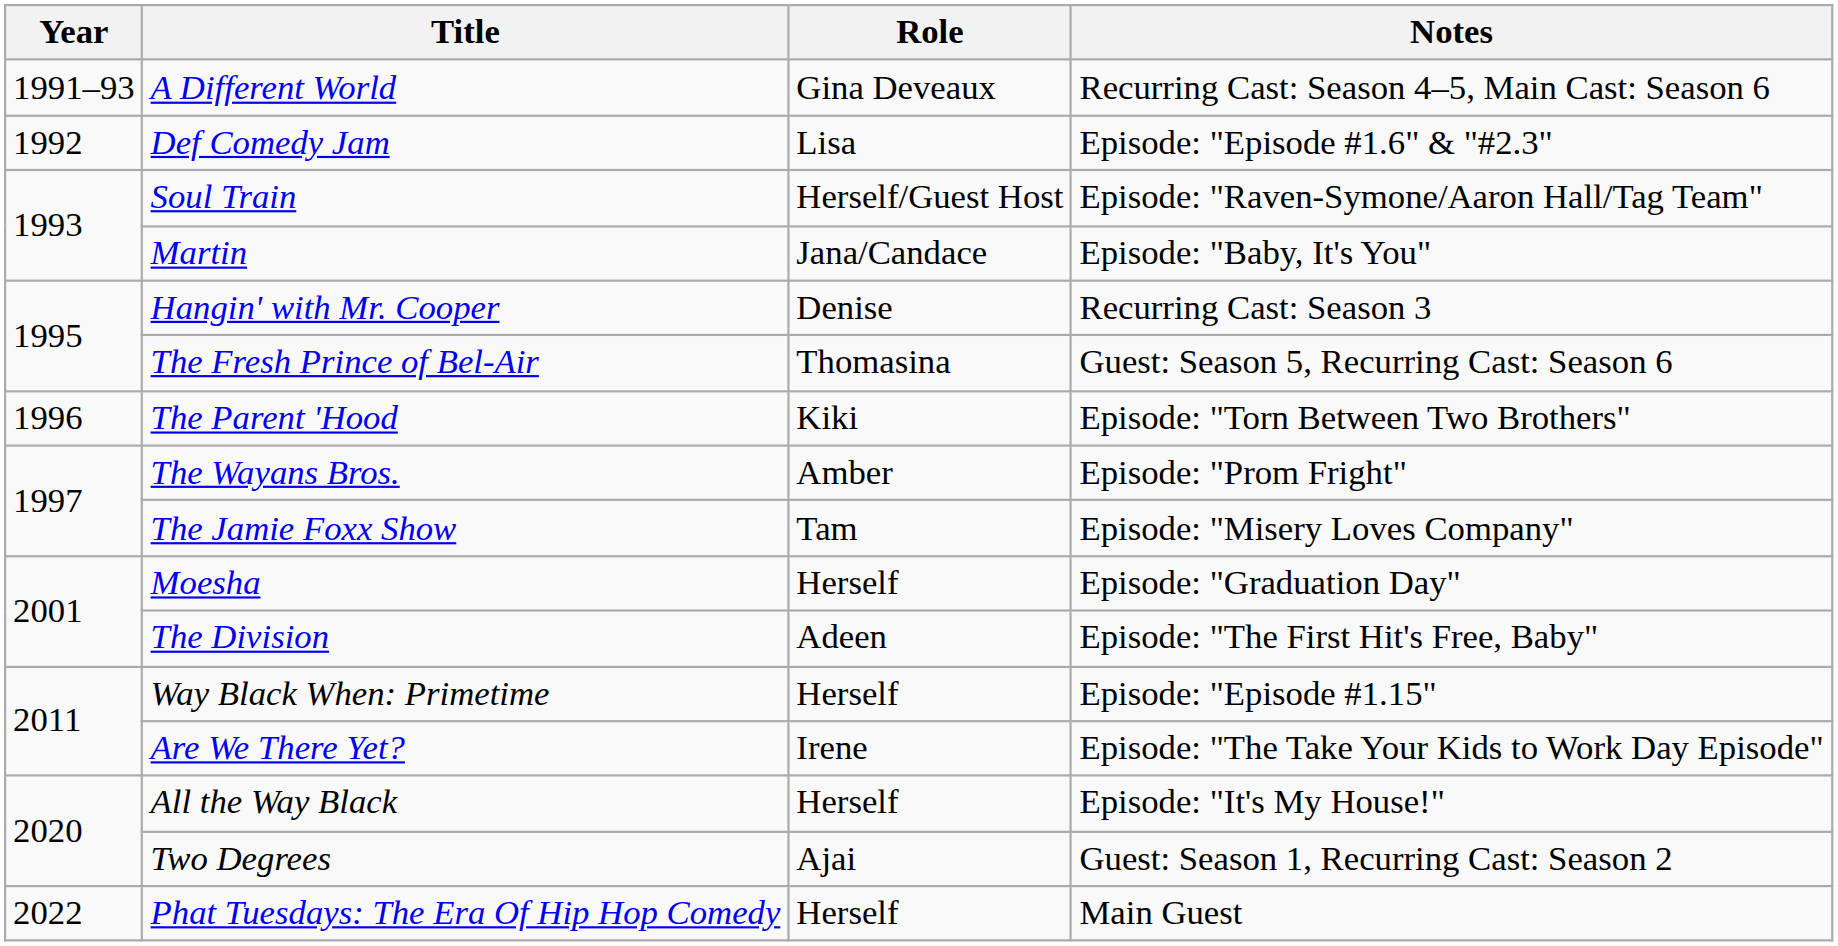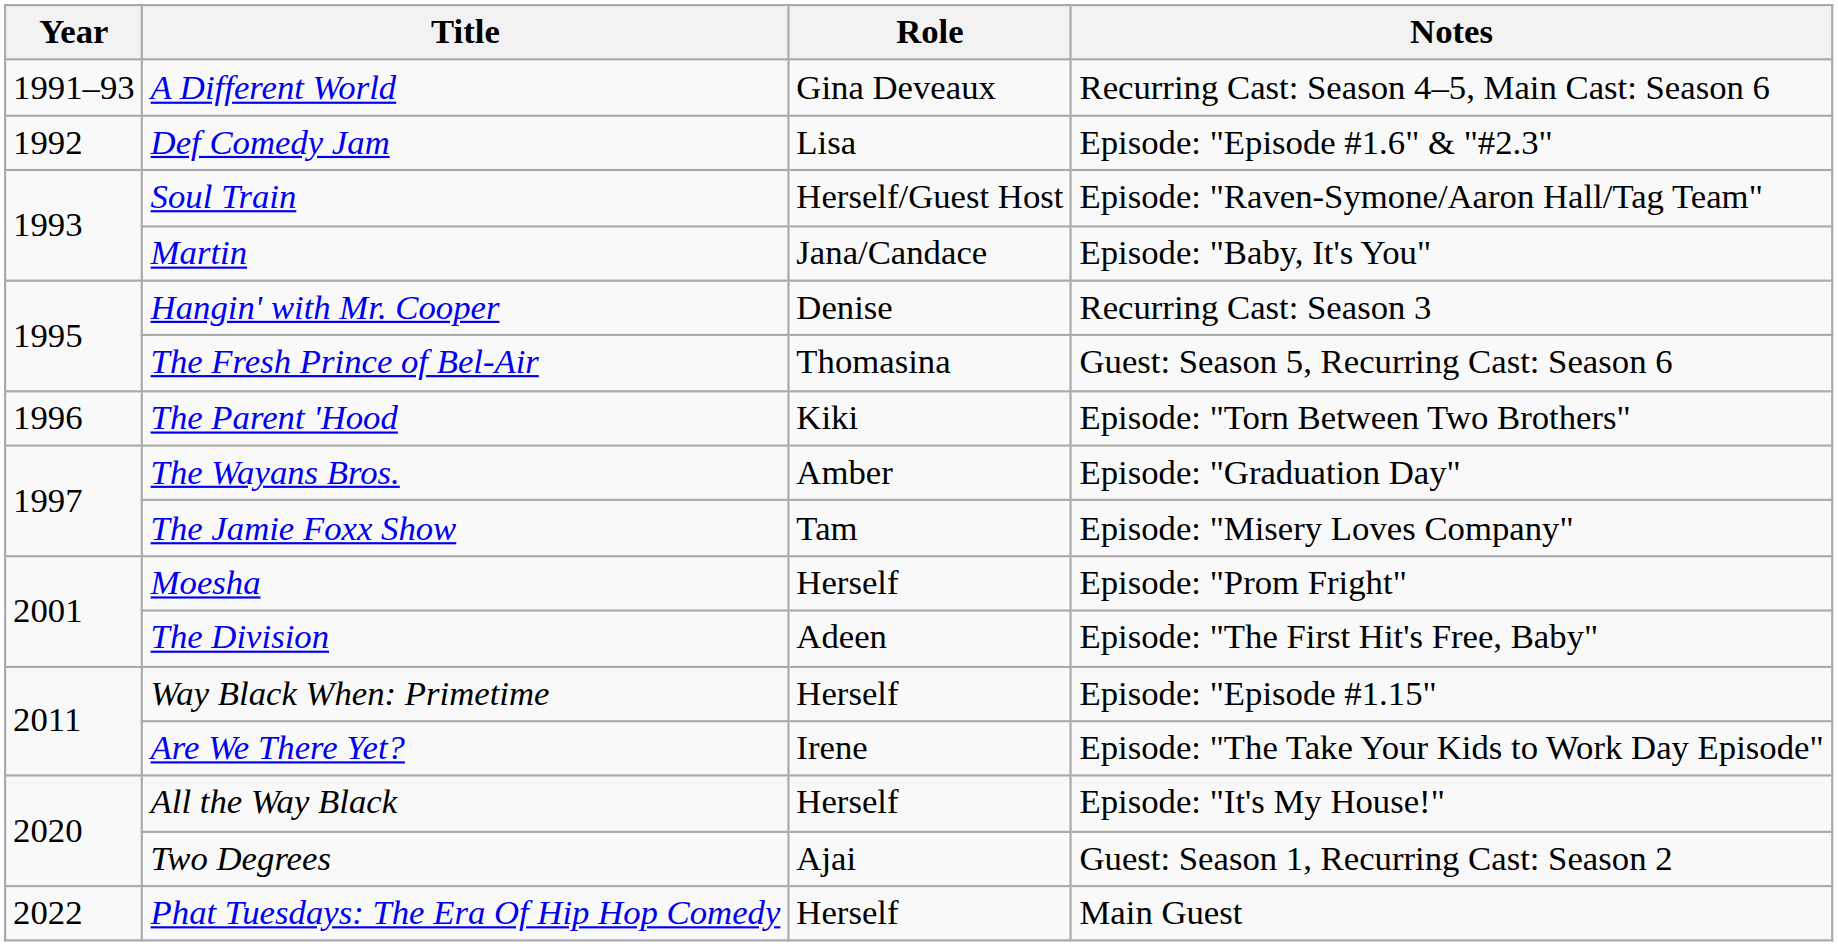(1243, 472) Episode: "Prom Fright" -> (1270, 472) Episode: "Graduation Day"
(1270, 582) Episode: "Graduation Day" -> (1243, 582) Episode: "Prom Fright"
